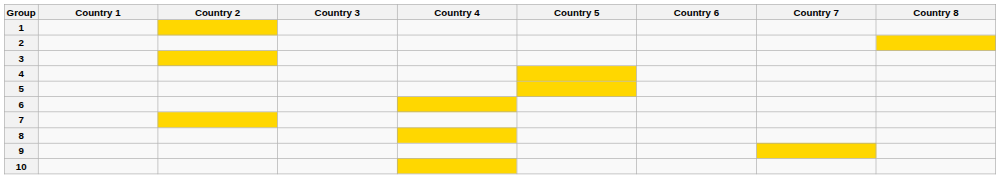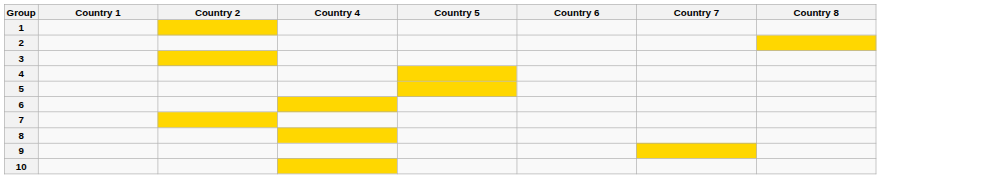- column: (337, 12)
